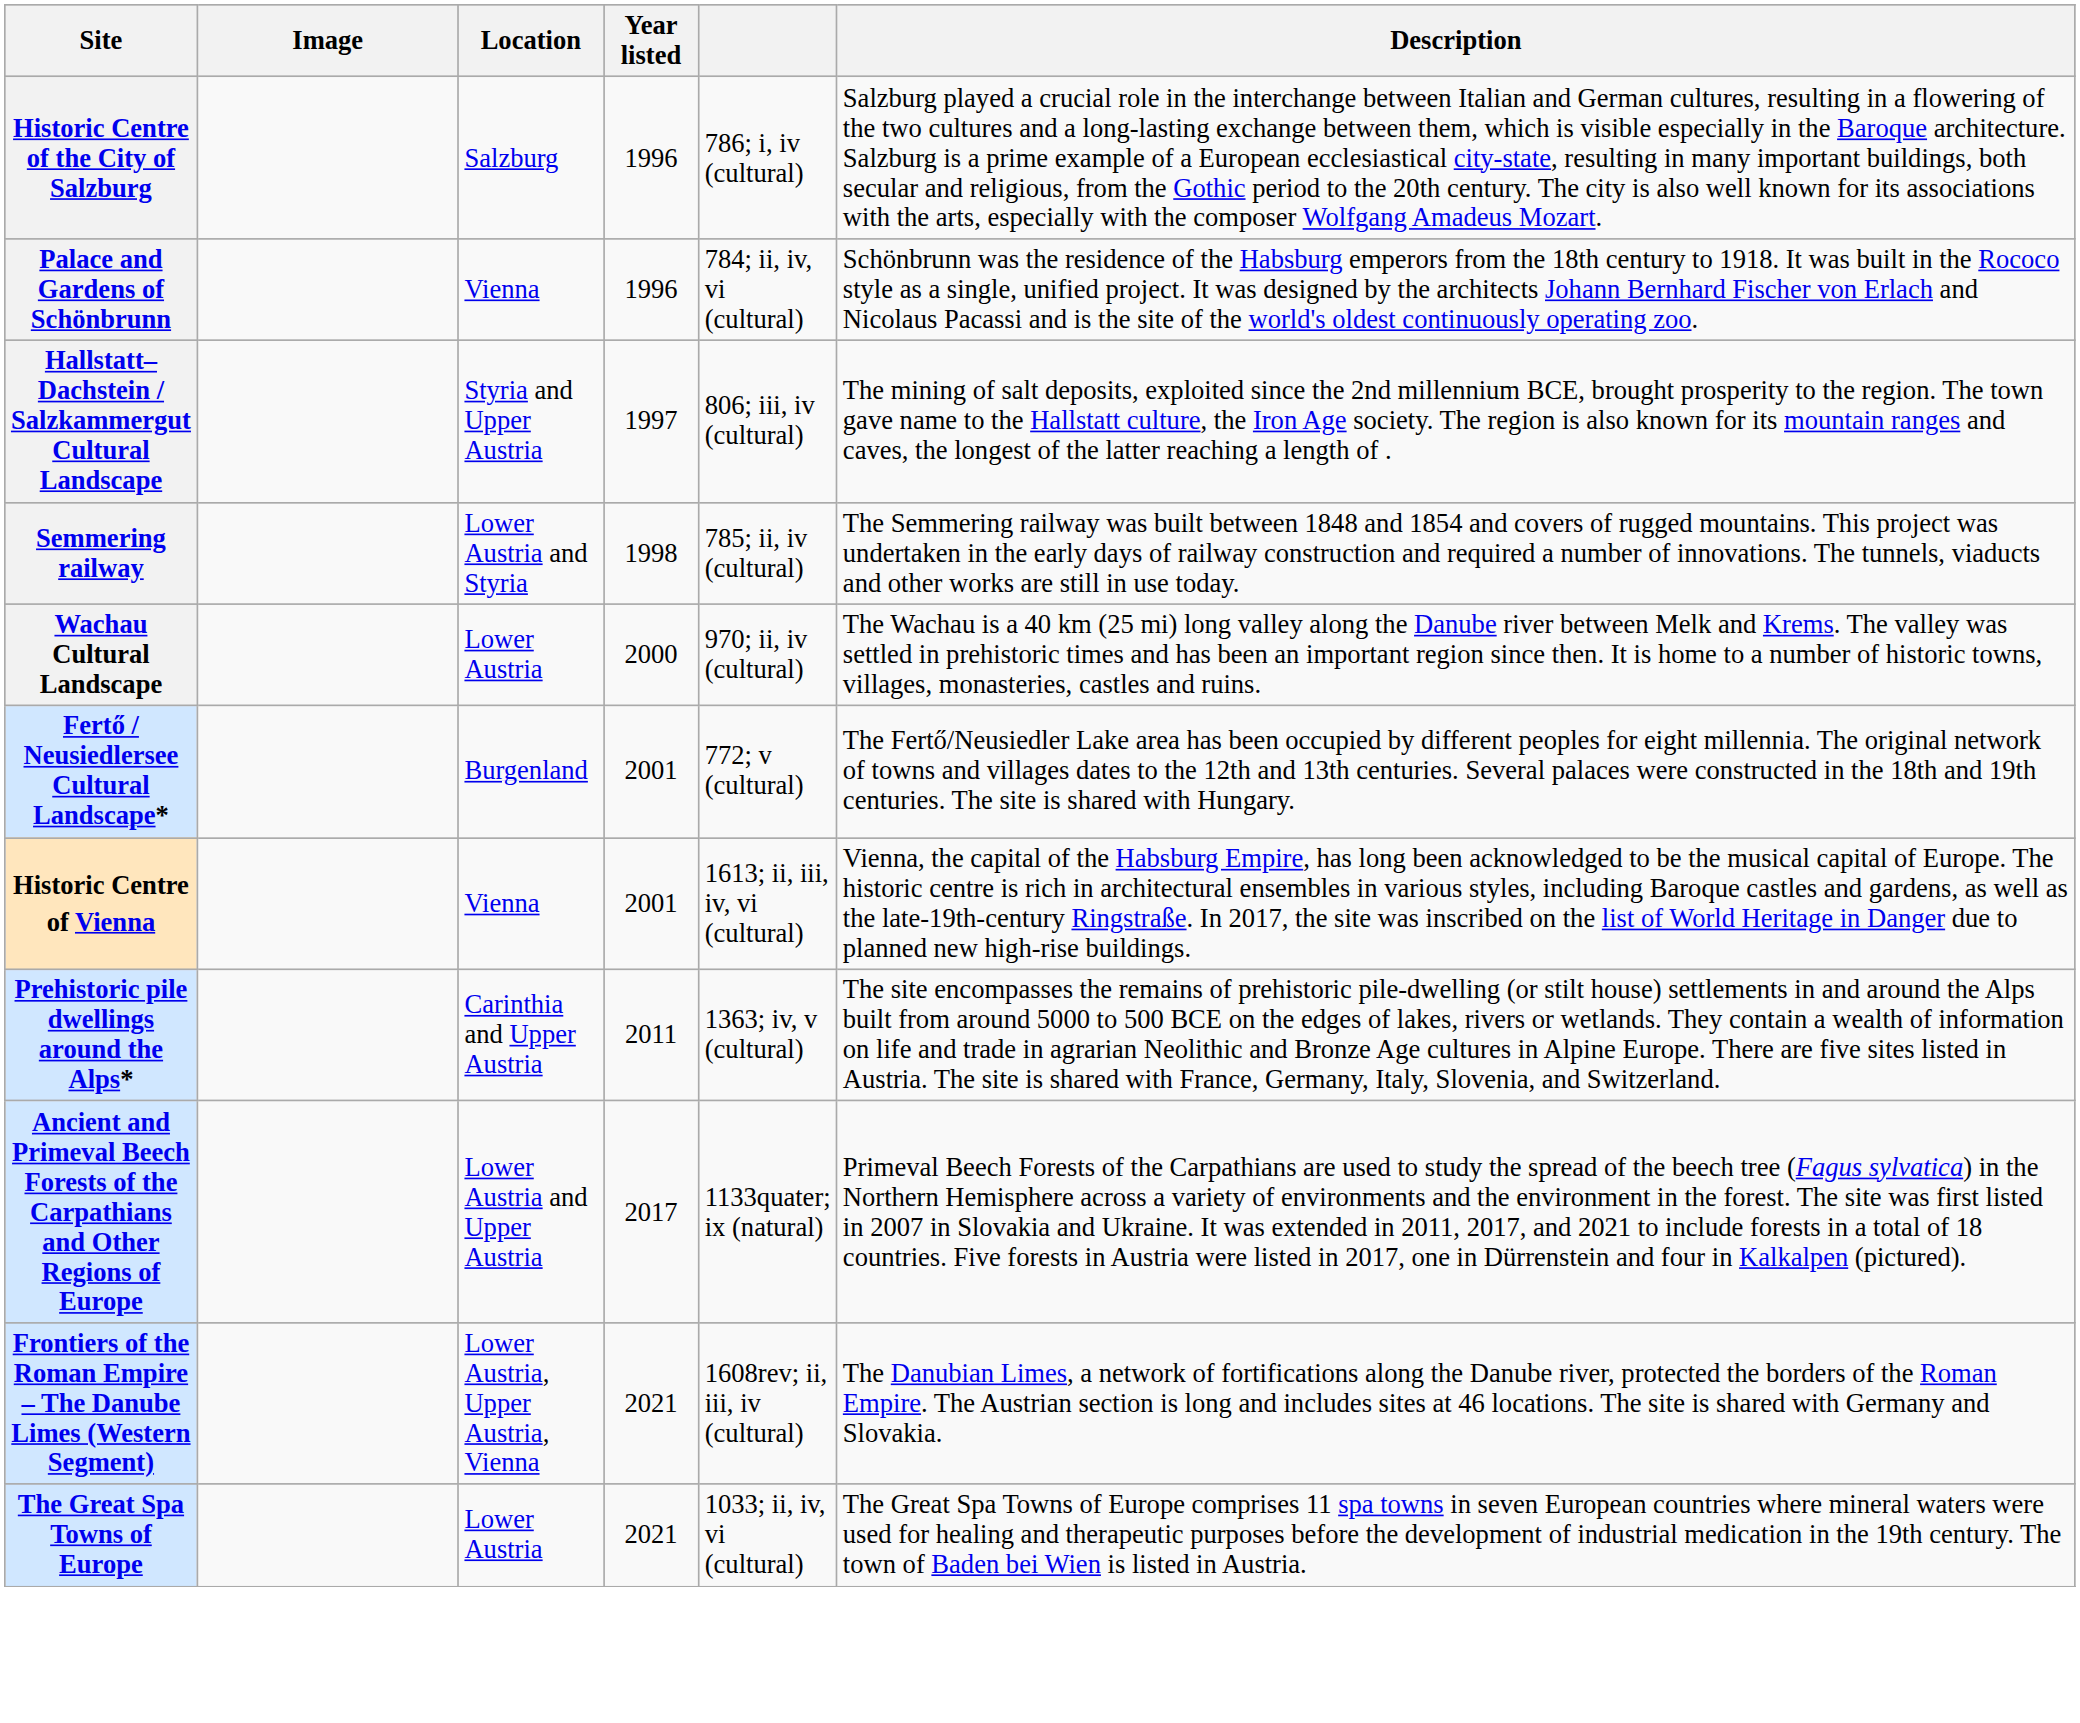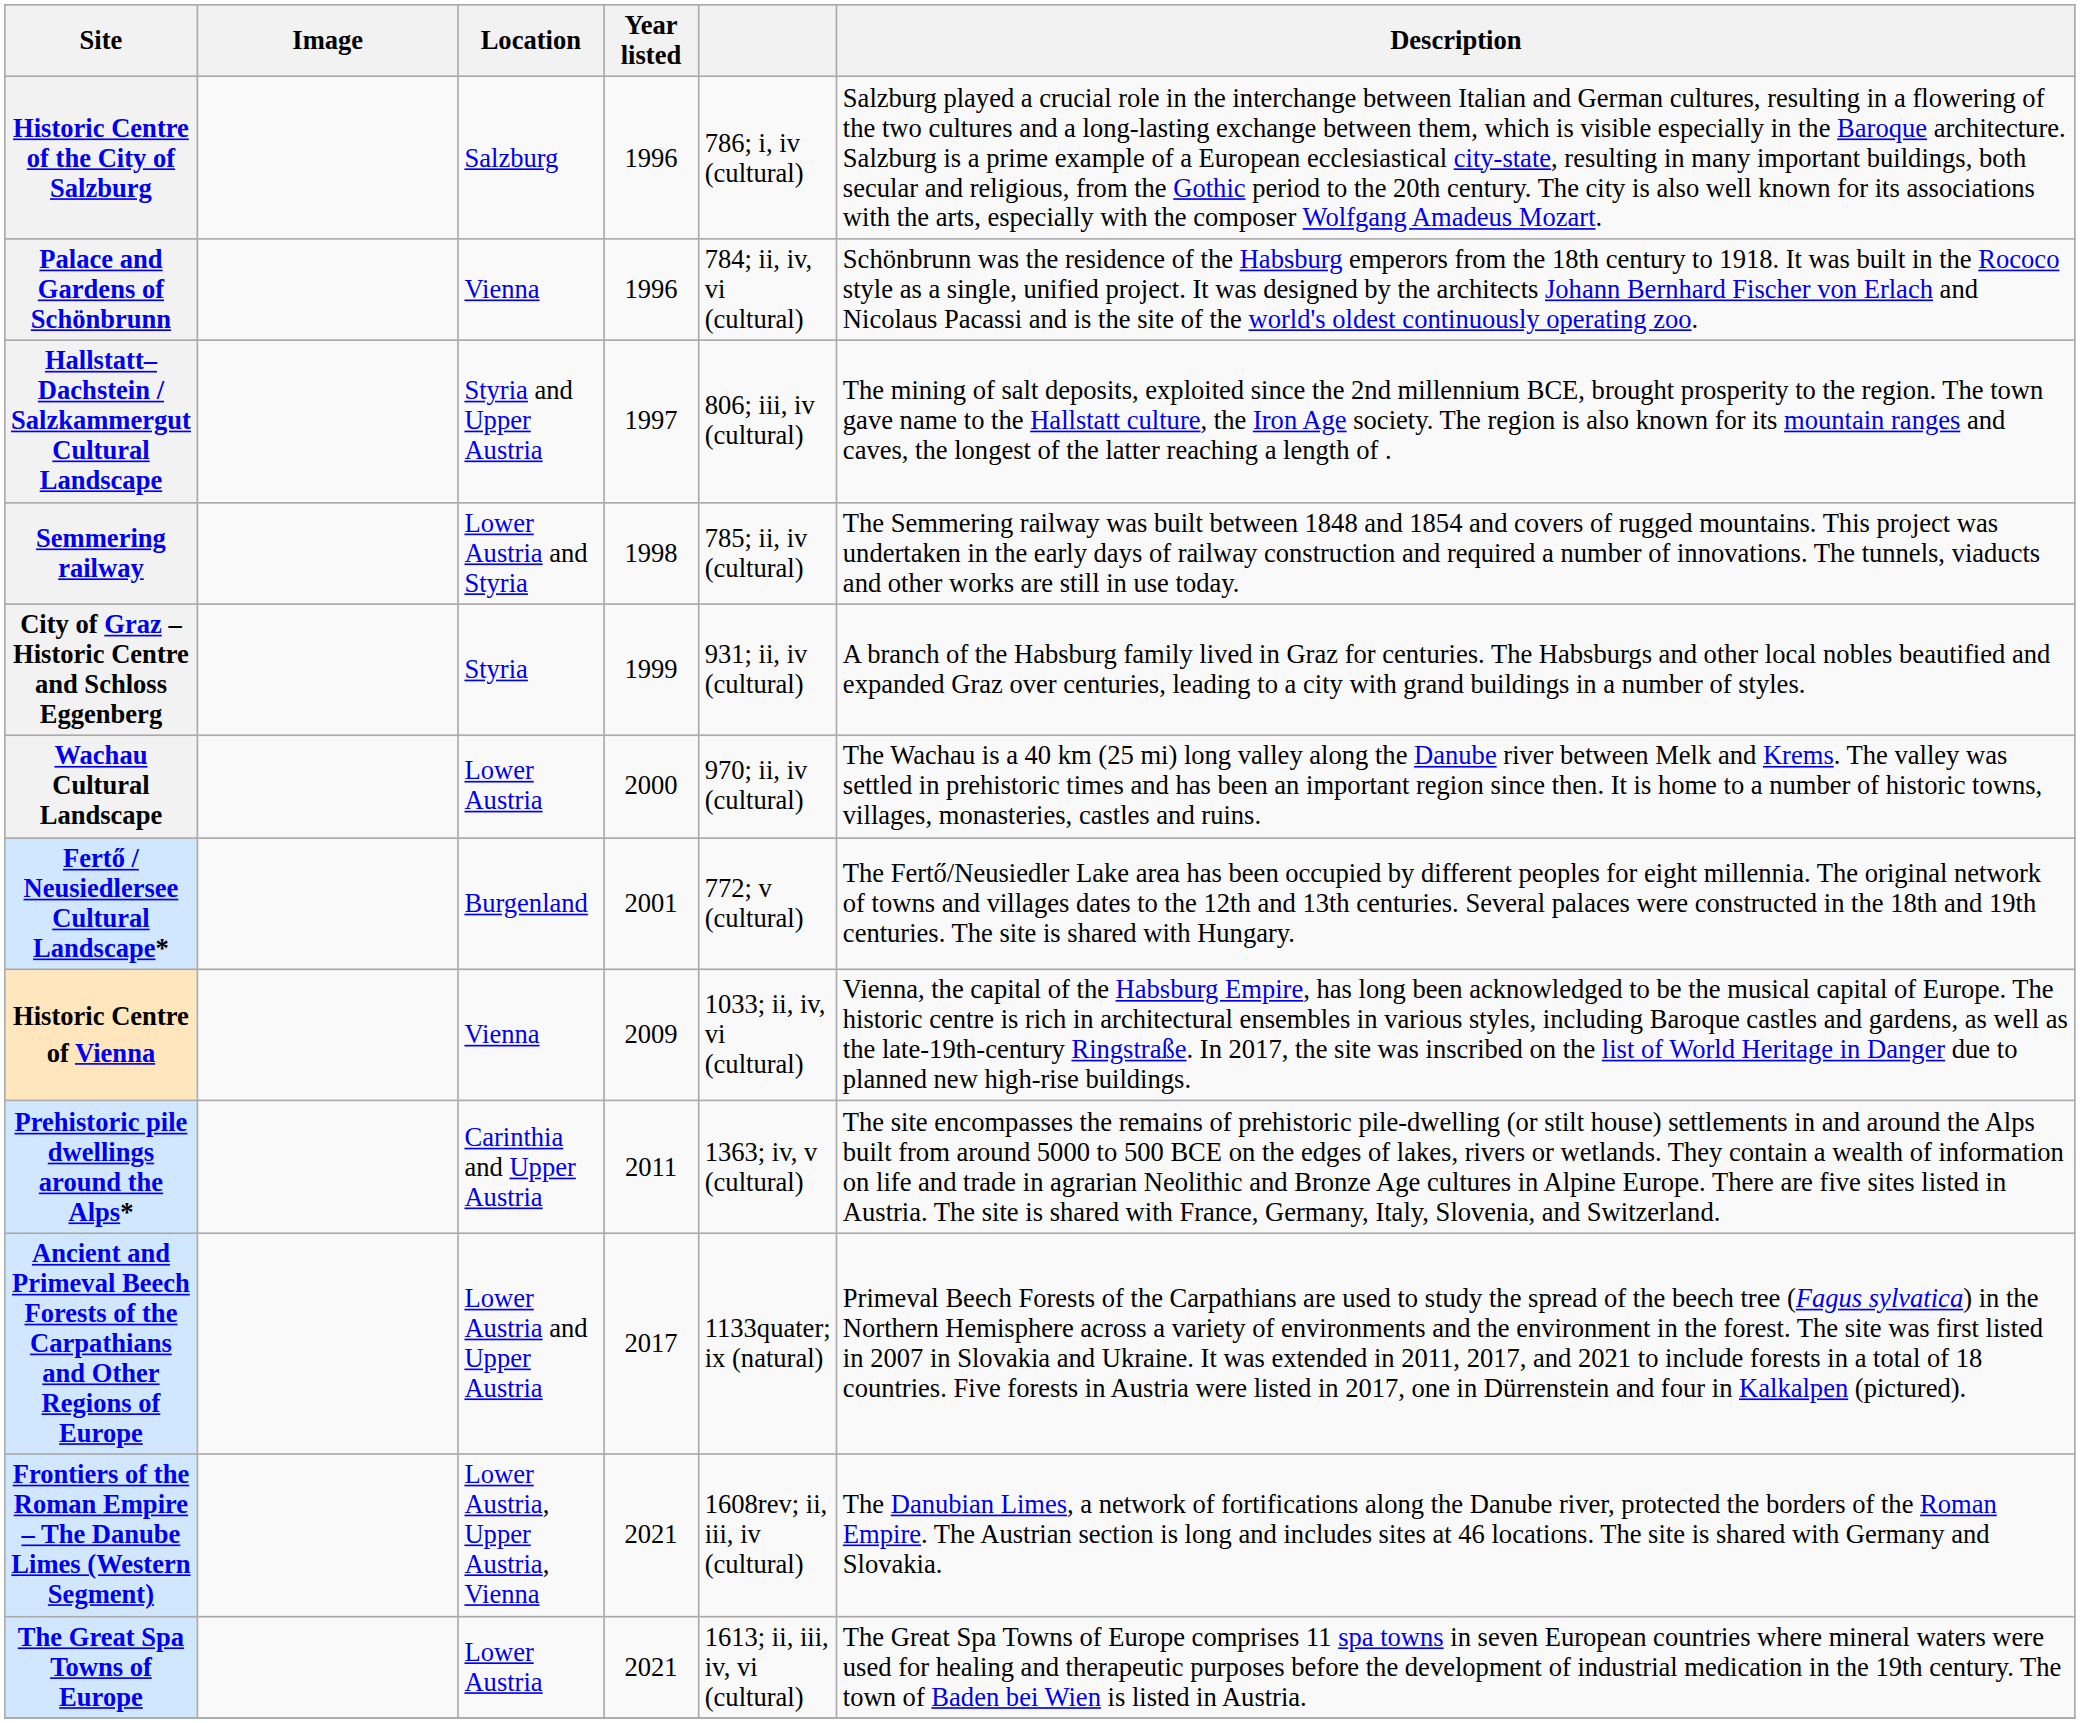+ row: (101, 669)
(651, 903) 2001 -> (651, 1034) 2009
(767, 903) 1613; ii, iii, iv, vi (cultural) -> (765, 1034) 1033; ii, iv, vi (cultural)
(765, 1534) 1033; ii, iv, vi (cultural) -> (767, 1666) 1613; ii, iii, iv, vi (cultural)
